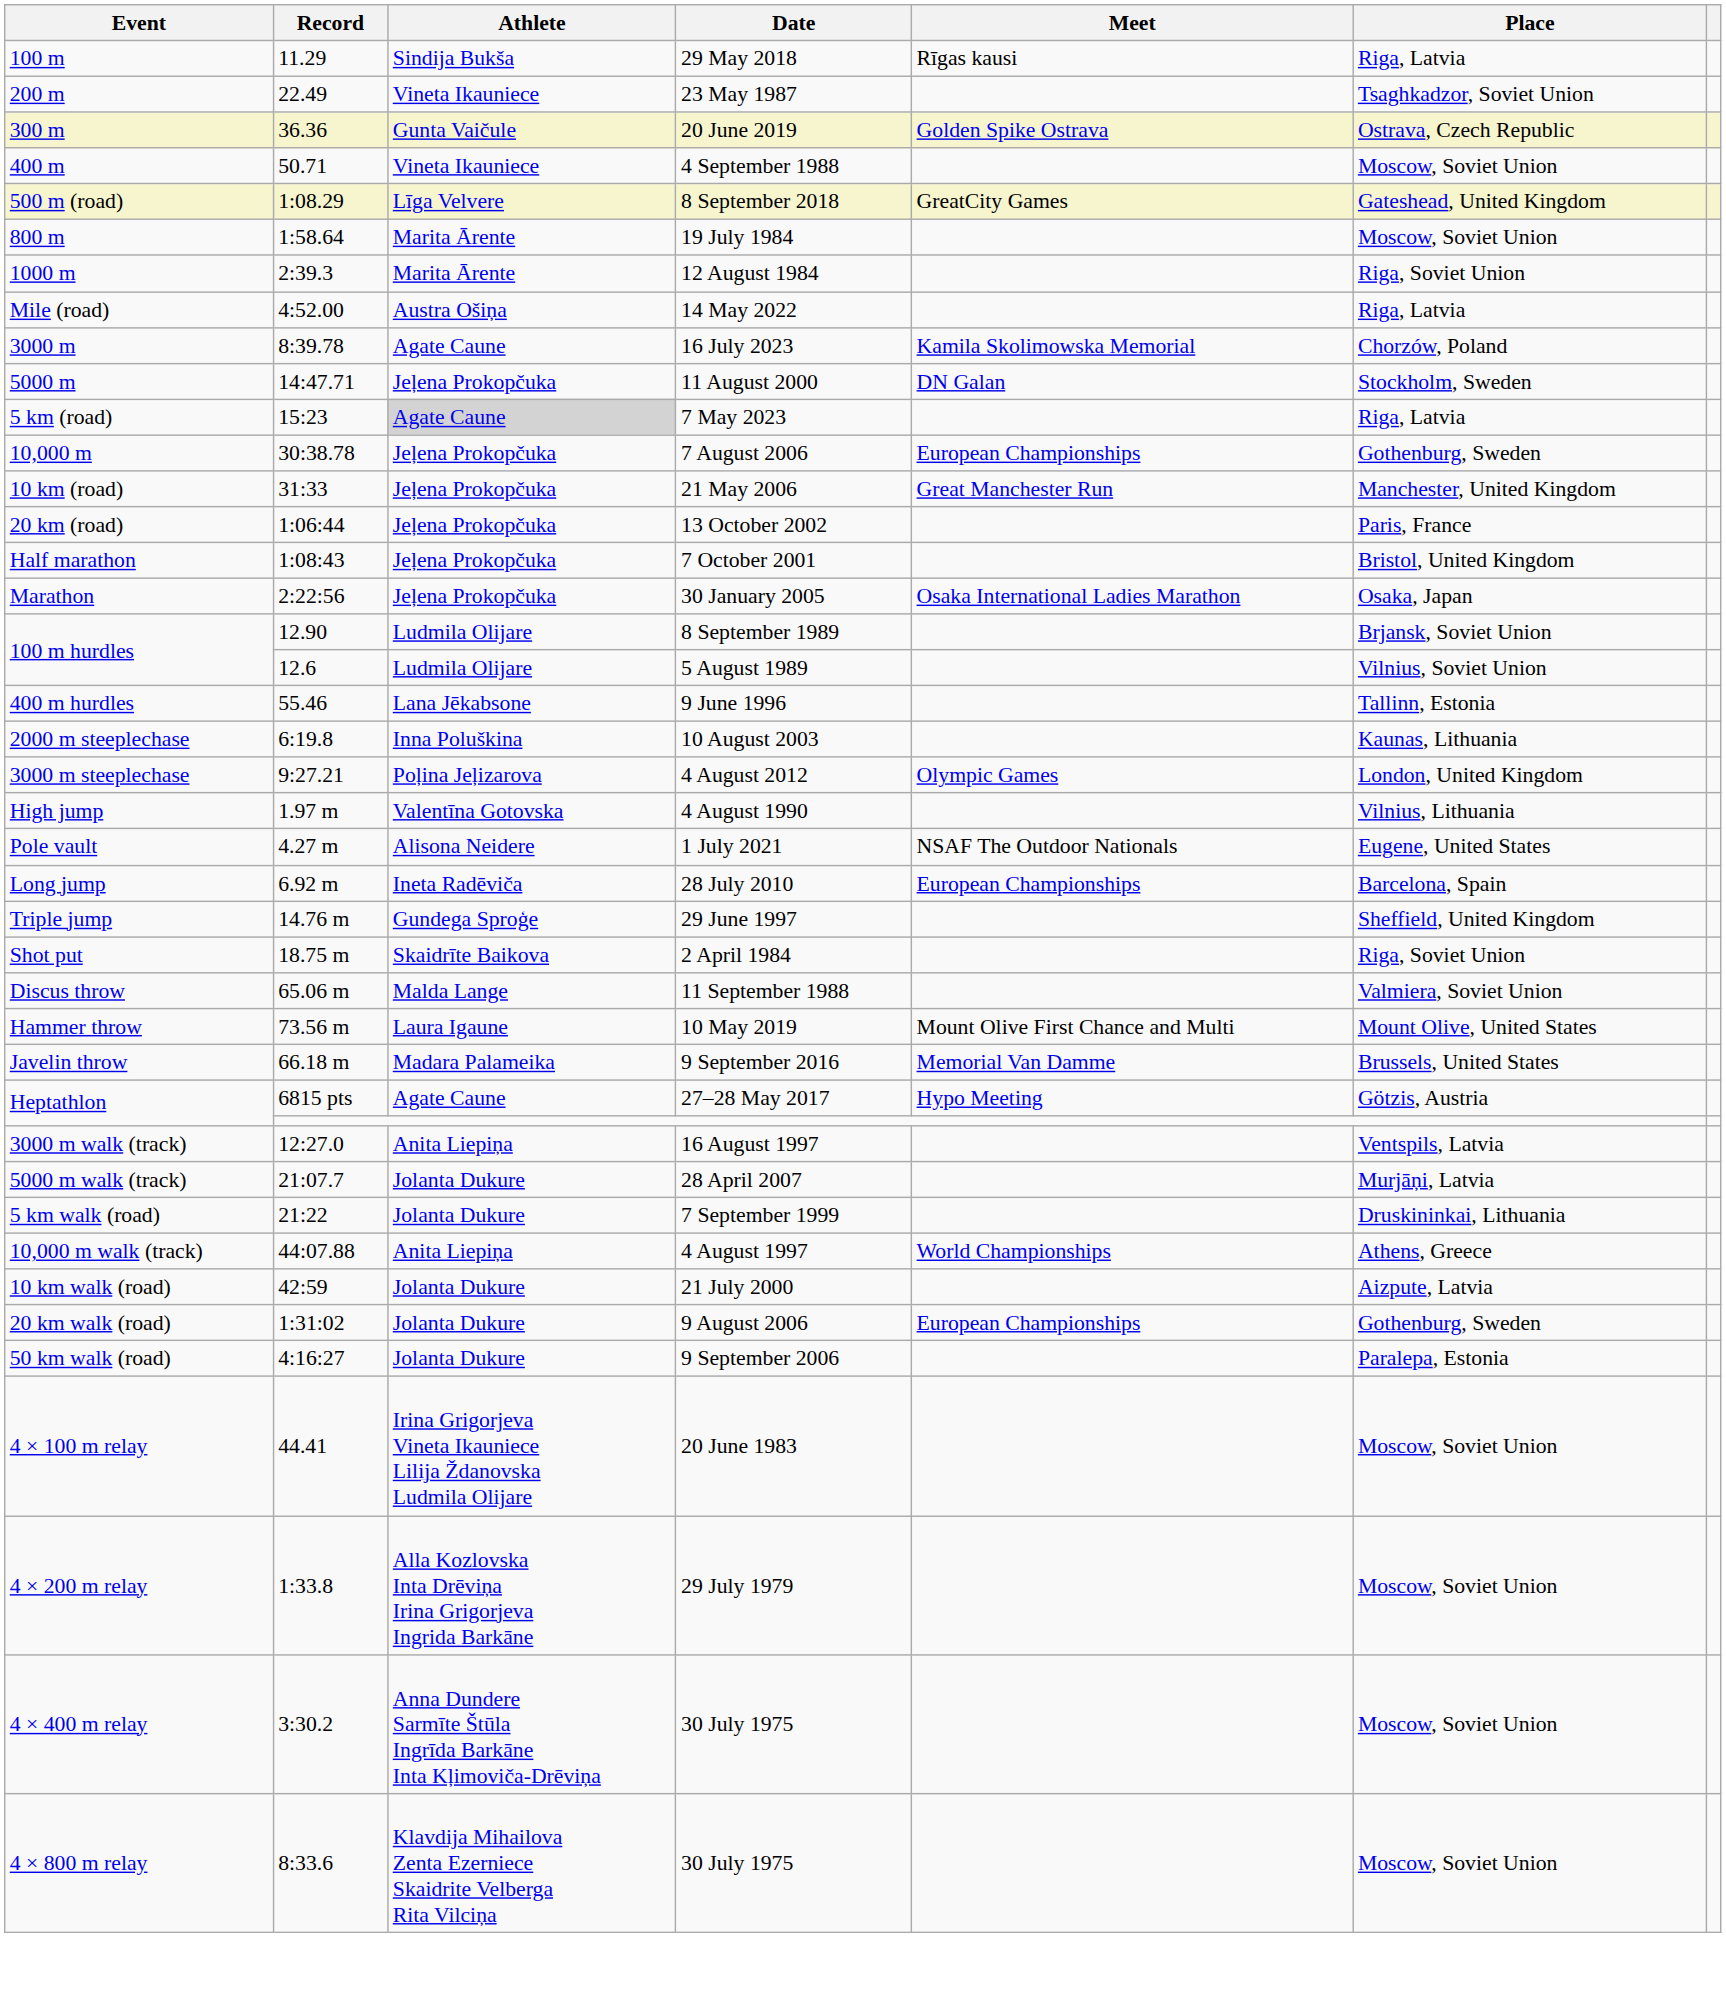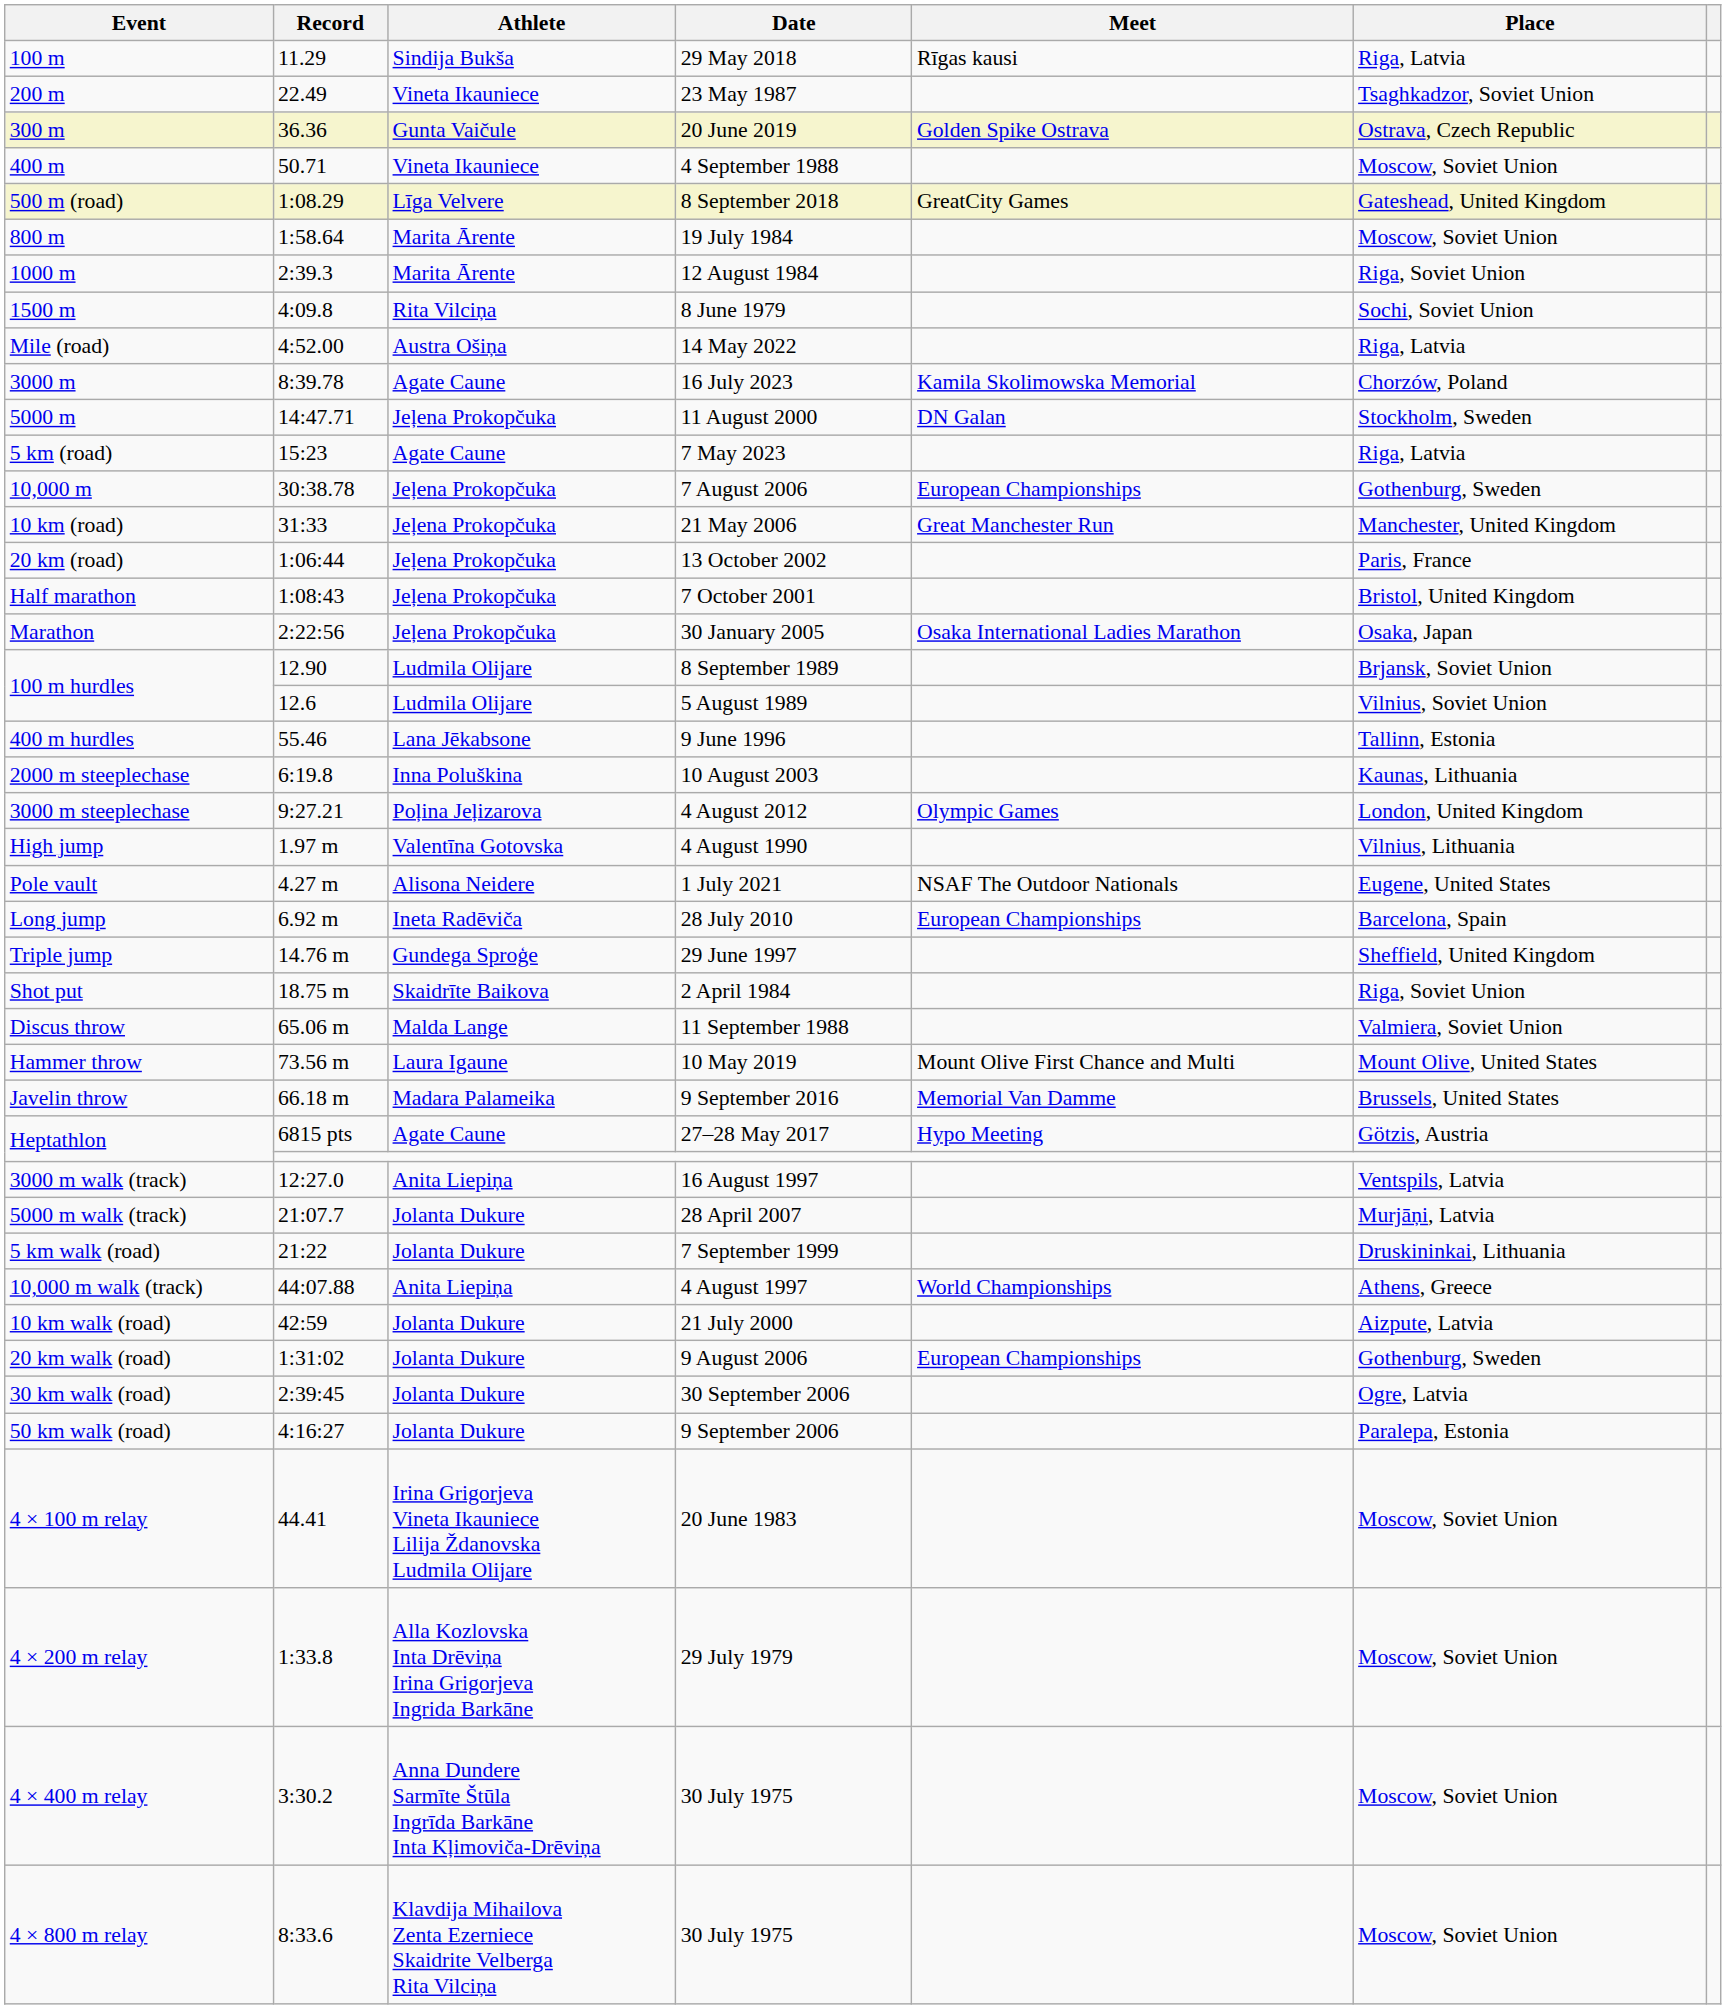+ row: (43, 309)
(449, 416) lightgrey background -> (449, 452) no background
+ row: (90, 1394)
